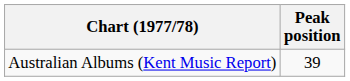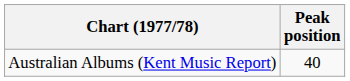(312, 62) 39 -> (312, 62) 40
